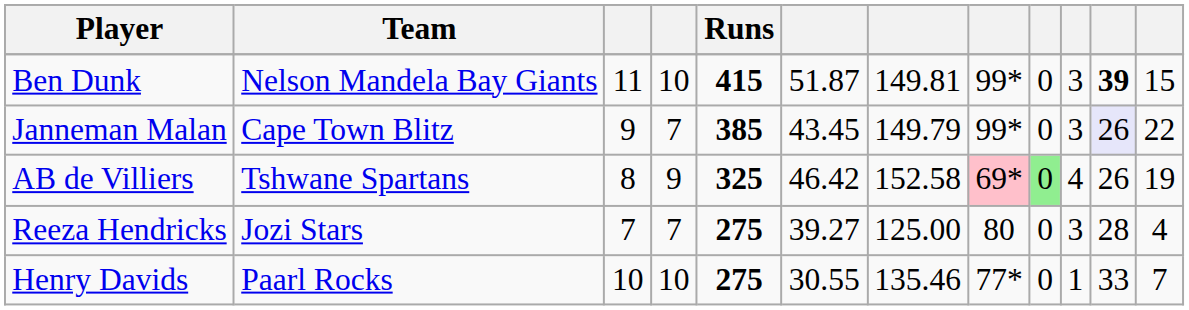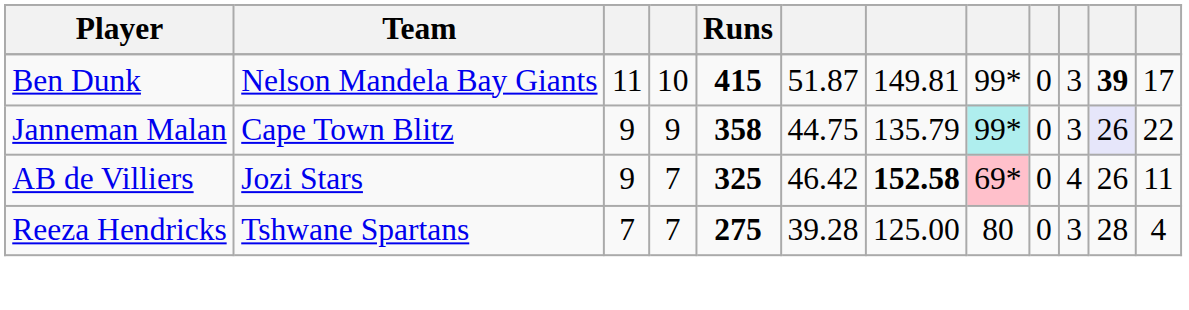(1160, 79) 15 -> (1158, 79) 17
(674, 129) 7 -> (673, 129) 9
(739, 129) 385 -> (738, 129) 358
(824, 129) 43.45 -> (823, 129) 44.75
(918, 129) 149.79 -> (916, 129) 135.79
(999, 129) no background -> (998, 129) paleturquoise background
(355, 179) Tshwane Spartans -> (302, 179) Jozi Stars
(628, 179) 8 -> (627, 179) 9
(674, 179) 9 -> (673, 179) 7
(918, 179) normal -> (916, 179) bold
(1045, 179) lightgreen background -> (1044, 179) no background
(1160, 179) 19 -> (1158, 179) 11
(302, 229) Jozi Stars -> (355, 229) Tshwane Spartans
(824, 229) 39.27 -> (823, 229) 39.28
- row: (100, 279)
